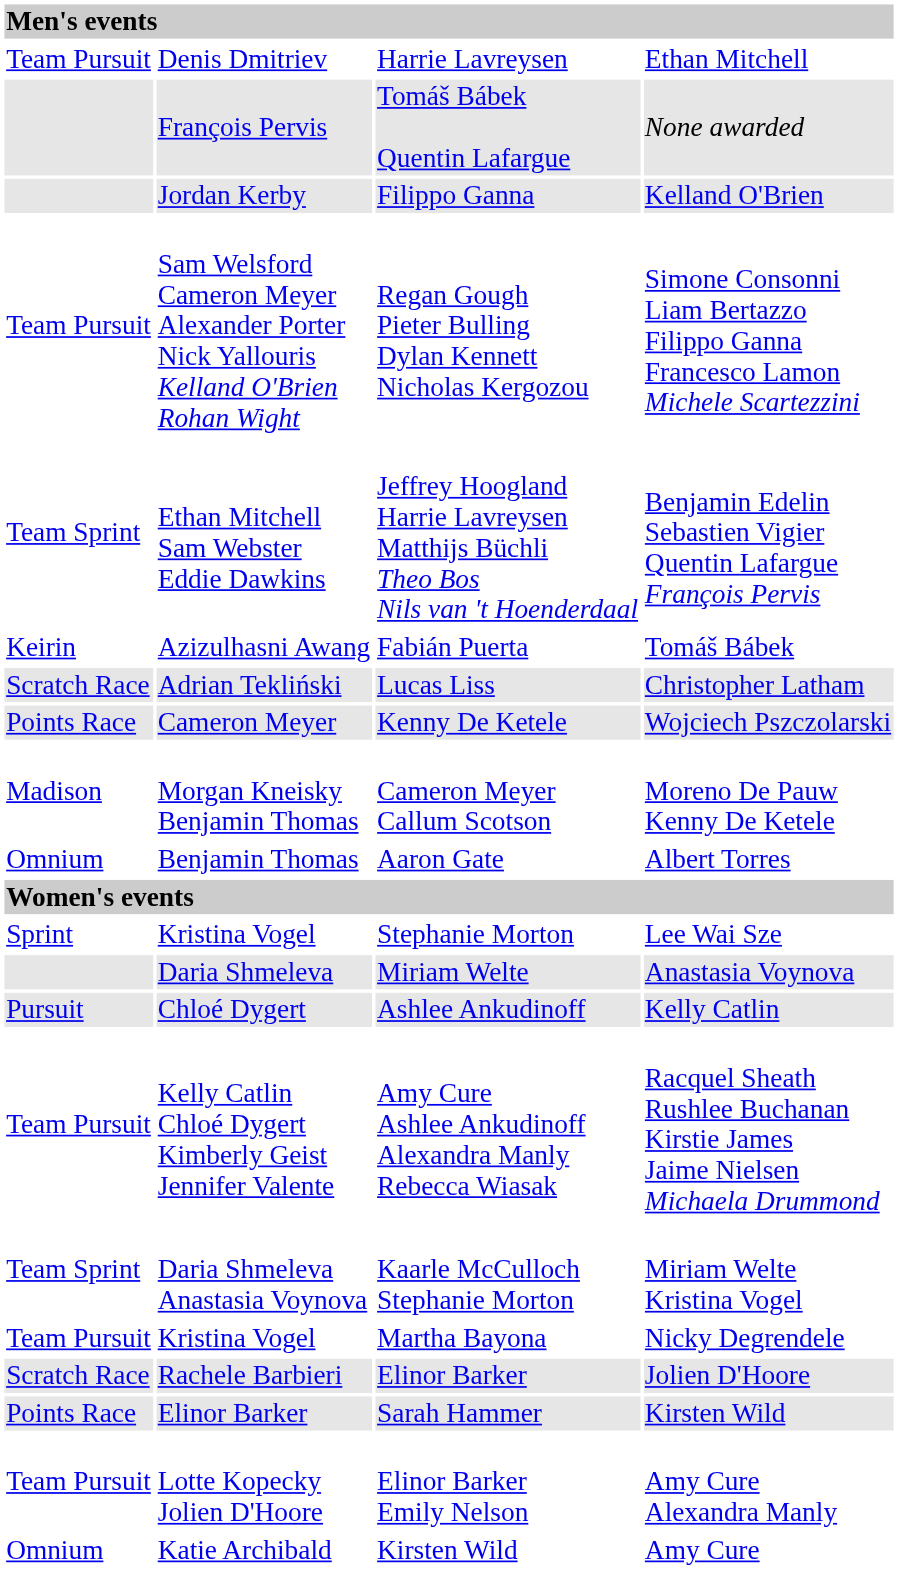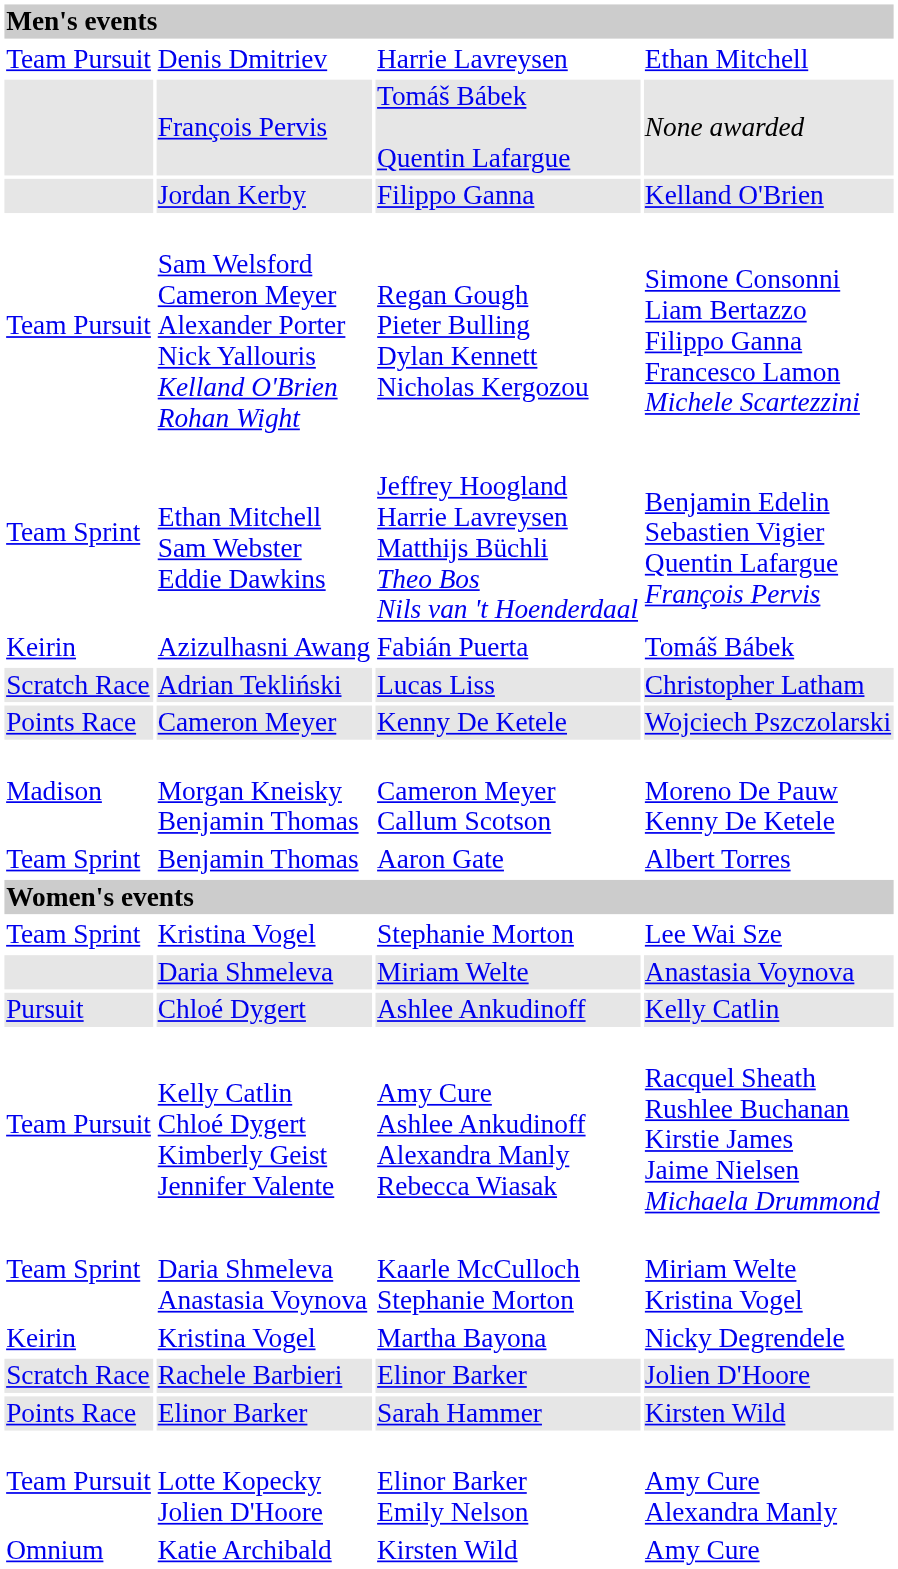(55, 859) Omnium -> (73, 859) Team Sprint
(40, 934) Sprint -> (73, 934) Team Sprint
(79, 1337) Team Pursuit -> (41, 1337) Keirin
